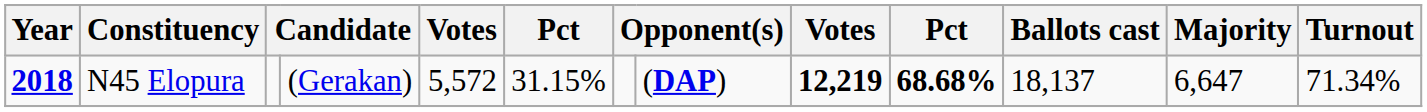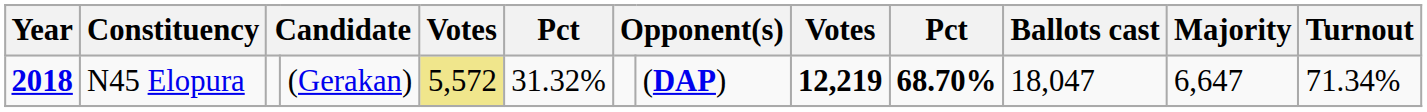(462, 80) no background -> (462, 80) khaki background
(558, 80) 31.15% -> (558, 80) 31.32%
(946, 80) 68.68% -> (946, 80) 68.70%
(1053, 80) 18,137 -> (1053, 80) 18,047
